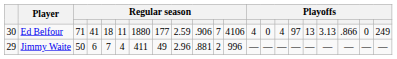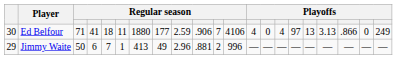(122, 46) 4 -> (122, 46) 1
(141, 46) 411 -> (141, 46) 413
